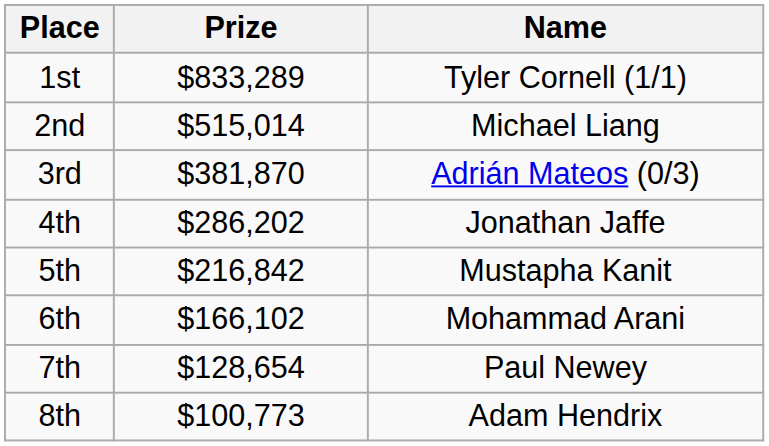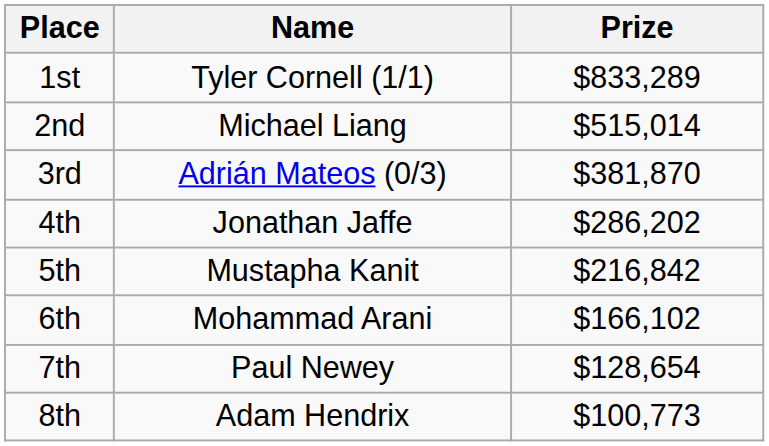columns swapped: (565, 28) <-> (241, 28)
